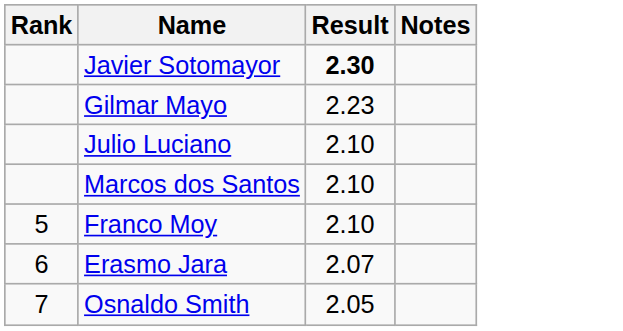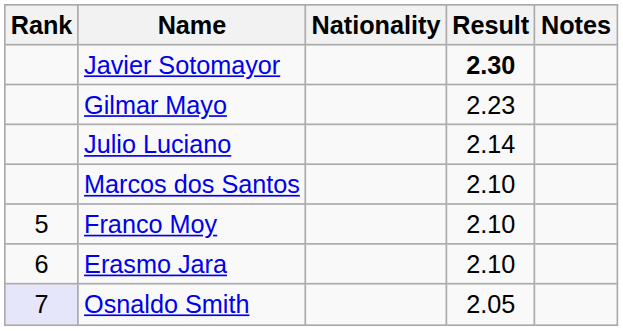+ column: (376, 25)
(350, 145) 2.10 -> (491, 145) 2.14
(350, 265) 2.07 -> (491, 265) 2.10
(42, 305) no background -> (42, 305) lavender background
